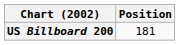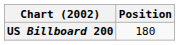(145, 31) 181 -> (145, 31) 180
